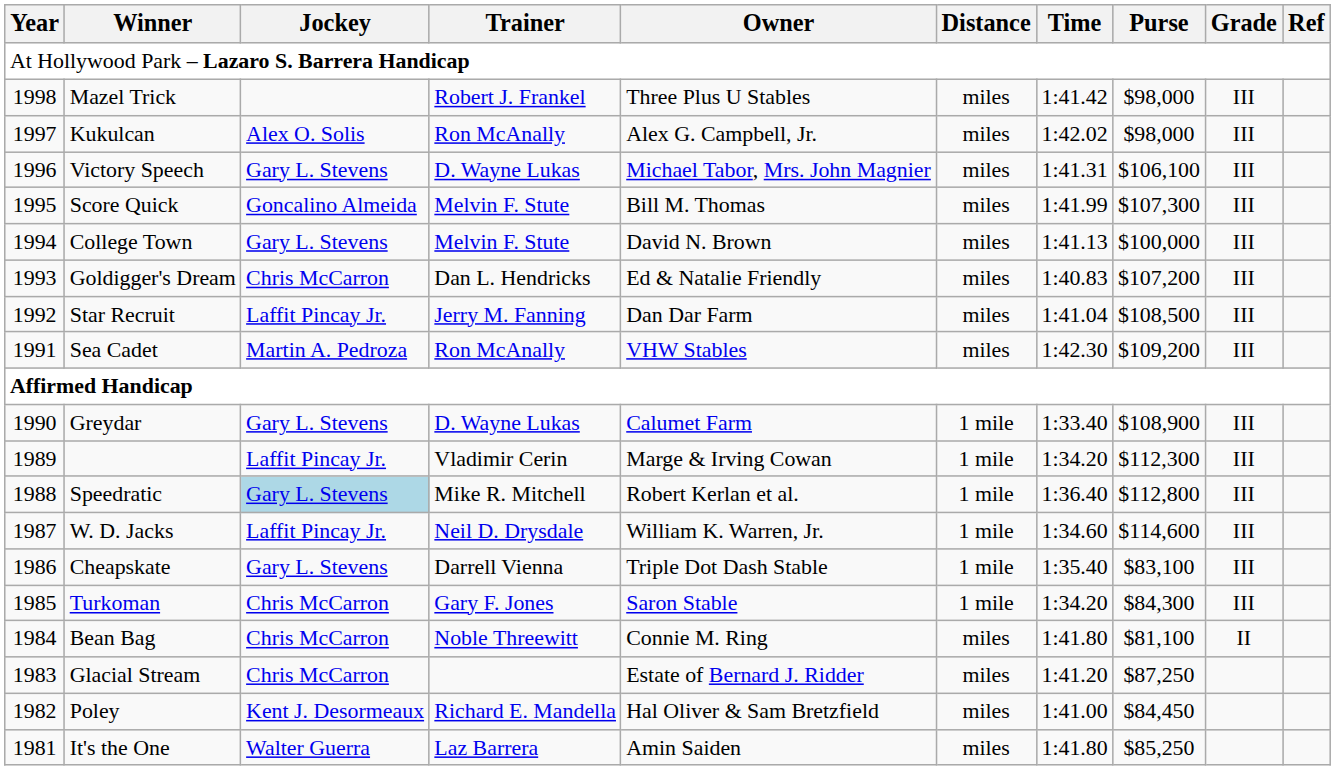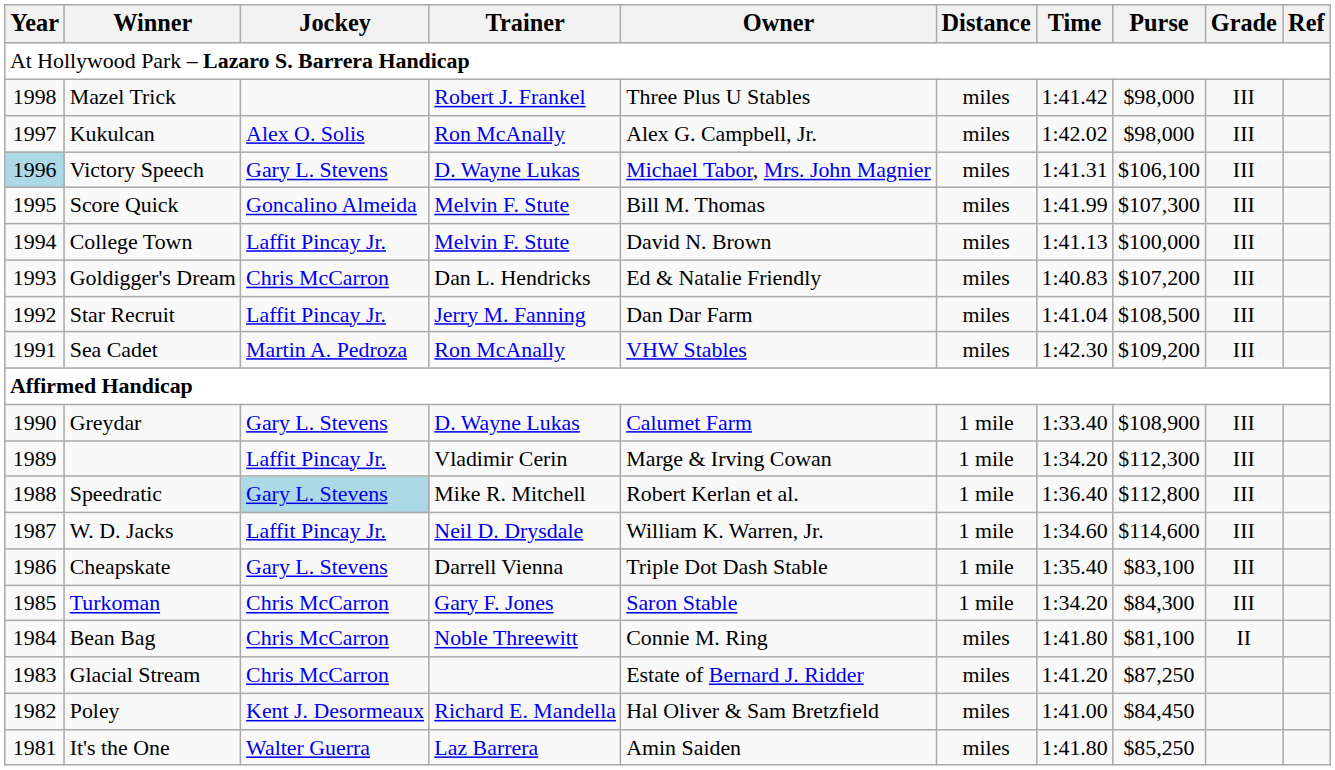(35, 169) no background -> (35, 169) lightblue background
(317, 241) Gary L. Stevens -> (316, 241) Laffit Pincay Jr.
